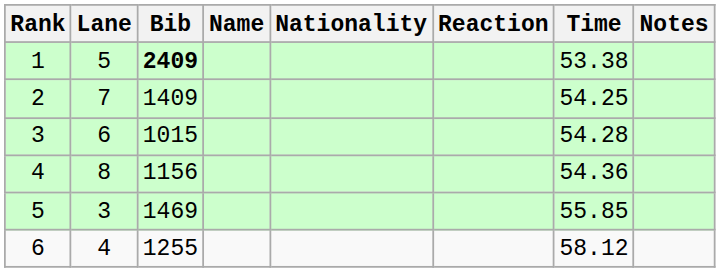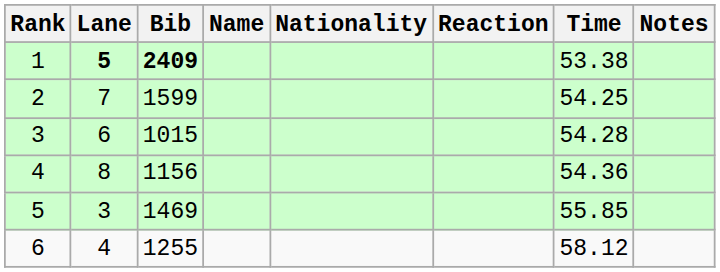(104, 61) normal -> (104, 61) bold
(170, 99) 1409 -> (170, 99) 1599
